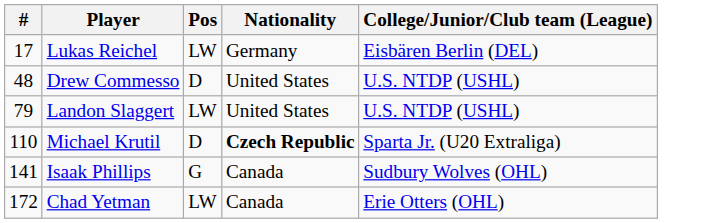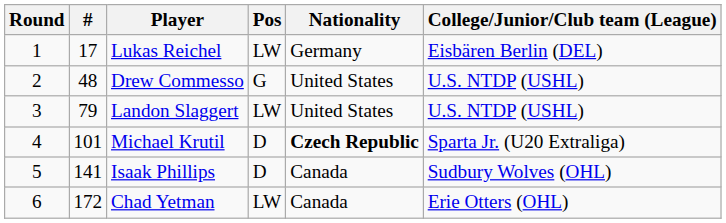+ column: (37, 19)
(195, 80) D -> (260, 80) G
(23, 141) 110 -> (88, 141) 101
(195, 171) G -> (260, 171) D
